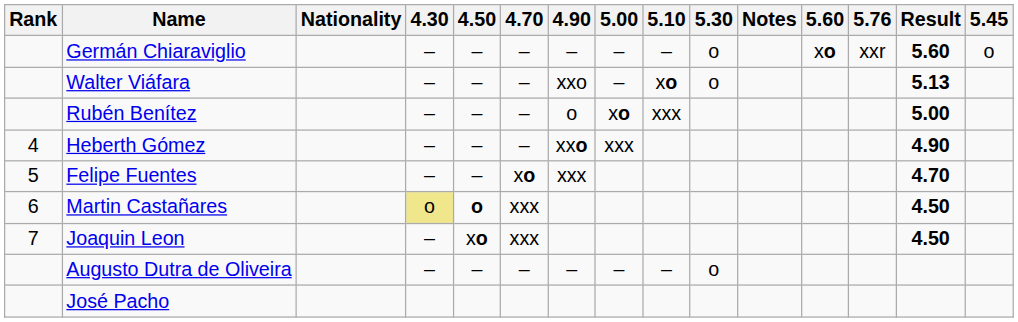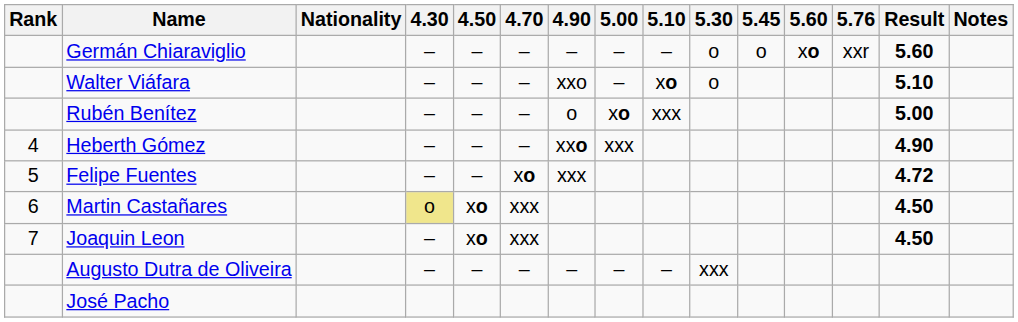columns swapped: (989, 20) <-> (769, 20)
(931, 82) 5.13 -> (914, 82) 5.10
(931, 176) 4.70 -> (914, 176) 4.72
(477, 207) o -> (477, 207) xo
(714, 269) o -> (714, 269) xxx
